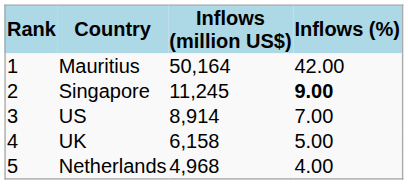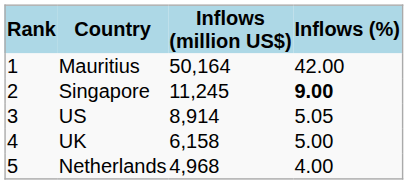(314, 116) 7.00 -> (314, 116) 5.05
